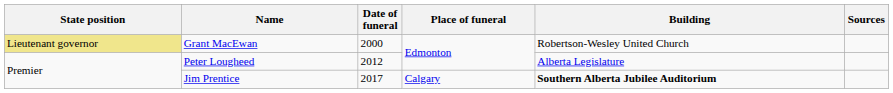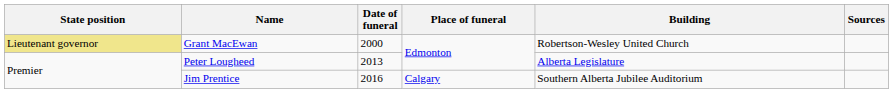(372, 61) 2012 -> (372, 61) 2013
(372, 79) 2017 -> (372, 79) 2016
(627, 79) bold -> (620, 79) normal
